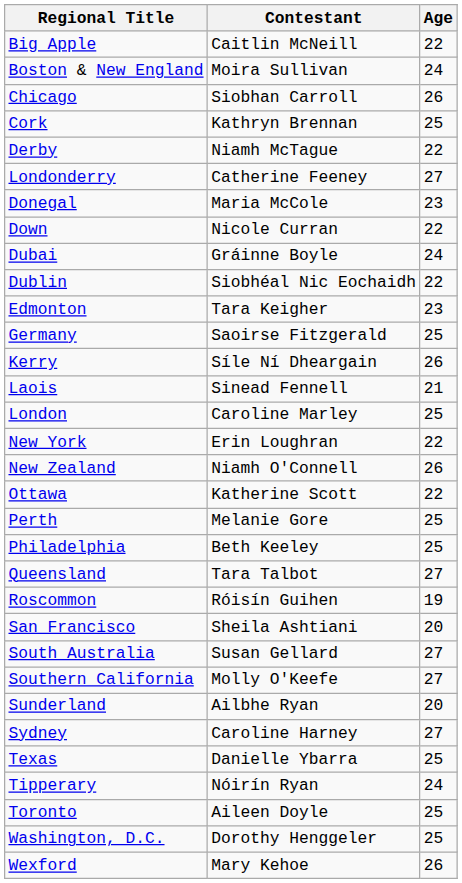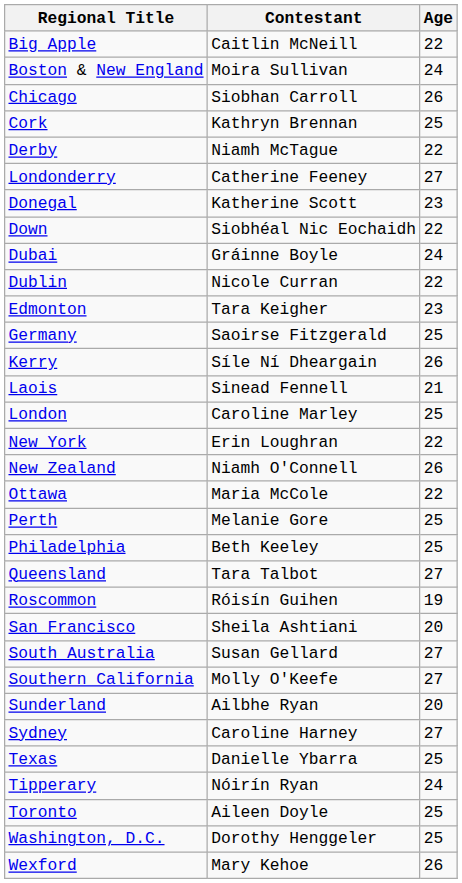(270, 203) Maria McCole -> (284, 203) Katherine Scott
(275, 230) Nicole Curran -> (314, 230) Siobhéal Nic Eochaidh
(314, 283) Siobhéal Nic Eochaidh -> (275, 283) Nicole Curran
(284, 495) Katherine Scott -> (270, 495) Maria McCole
